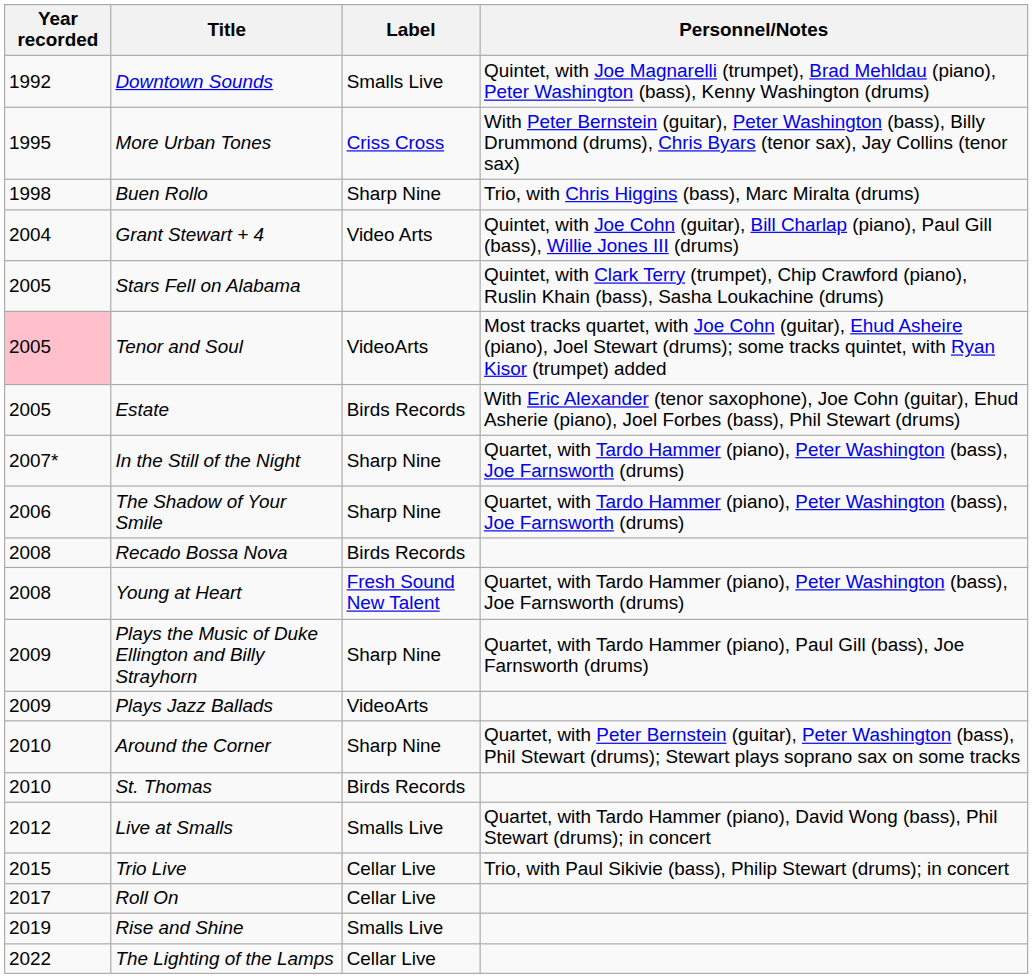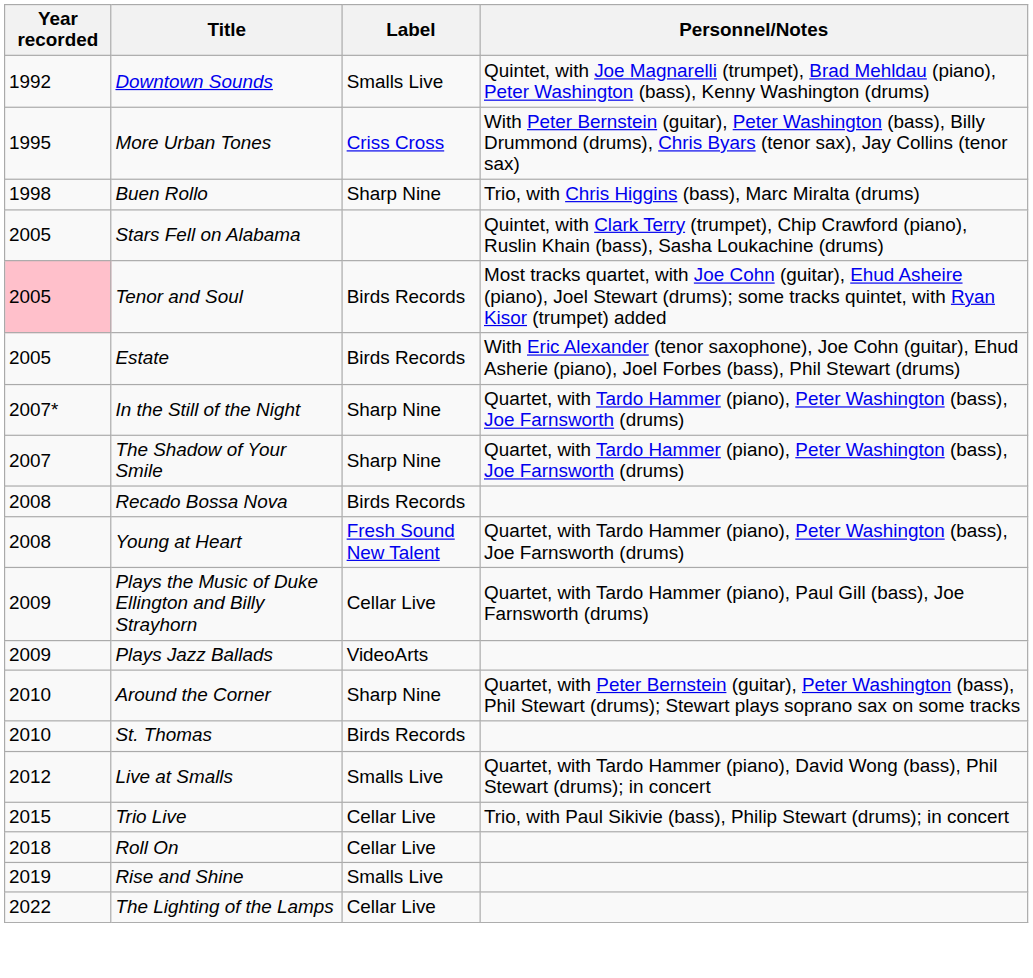- row: (190, 234)
(387, 347) VideoArts -> (406, 296) Birds Records
(30, 511) 2006 -> (30, 460) 2007
(394, 654) Sharp Nine -> (391, 603) Cellar Live
(30, 898) 2017 -> (30, 847) 2018
